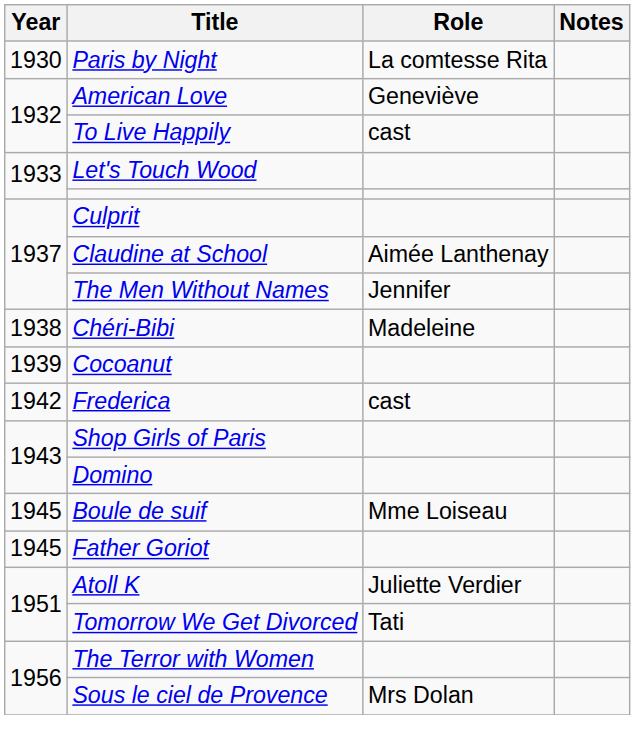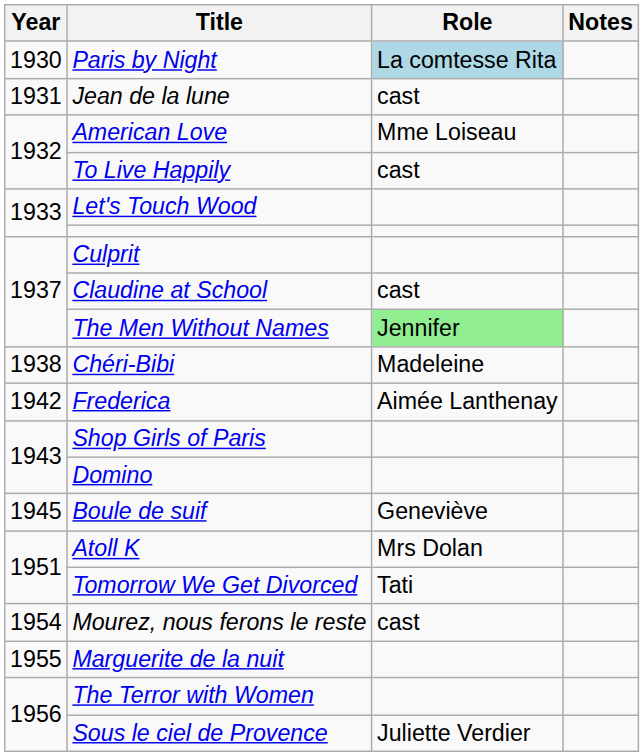(458, 59) no background -> (467, 59) lightblue background
+ row: (36, 96)
(423, 96) Geneviève -> (447, 133) Mme Loiseau
(458, 254) Aimée Lanthenay -> (398, 291) cast
(409, 291) no background -> (418, 327) lightgreen background
- row: (36, 364)
(389, 401) cast -> (467, 401) Aimée Lanthenay
(438, 511) Mme Loiseau -> (433, 511) Geneviève
- row: (36, 548)
(445, 585) Juliette Verdier -> (430, 548) Mrs Dolan
+ row: (36, 622)
+ row: (36, 659)
(421, 695) Mrs Dolan -> (454, 732) Juliette Verdier
